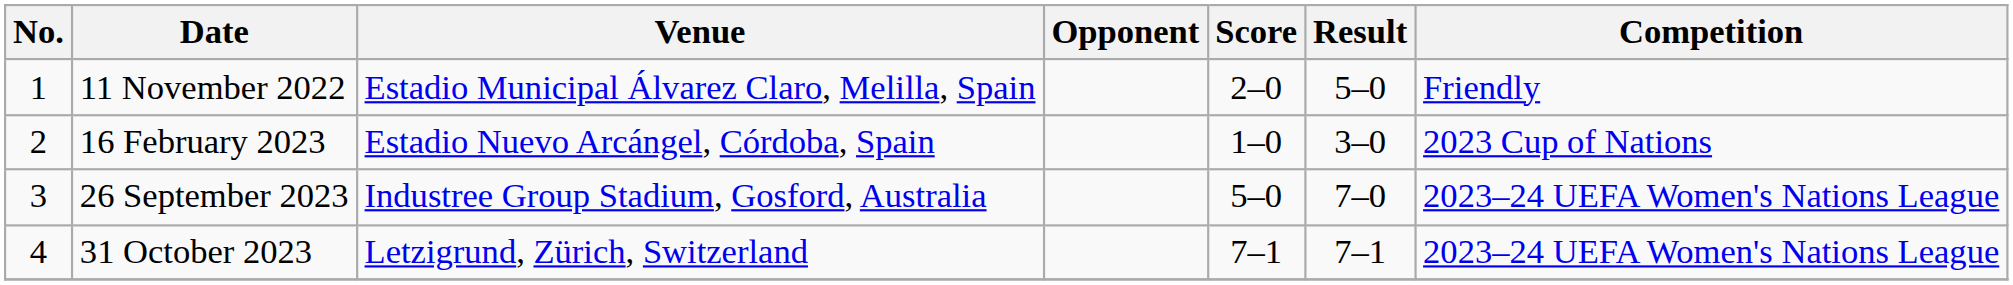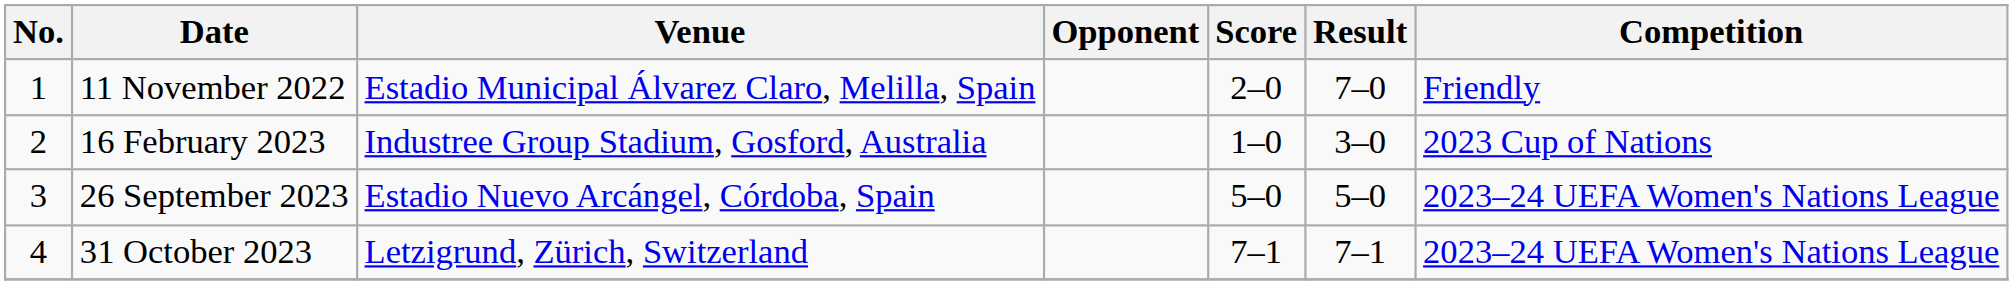(1360, 86) 5–0 -> (1360, 86) 7–0
(650, 141) Estadio Nuevo Arcángel, Córdoba, Spain -> (676, 141) Industree Group Stadium, Gosford, Australia
(676, 196) Industree Group Stadium, Gosford, Australia -> (650, 196) Estadio Nuevo Arcángel, Córdoba, Spain
(1360, 196) 7–0 -> (1360, 196) 5–0
